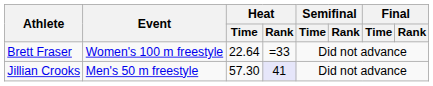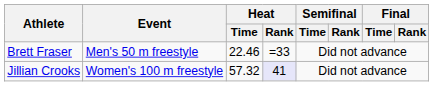(154, 52) Women's 100 m freestyle -> (142, 52) Men's 50 m freestyle
(244, 52) 22.64 -> (244, 52) 22.46
(142, 71) Men's 50 m freestyle -> (154, 71) Women's 100 m freestyle
(244, 71) 57.30 -> (244, 71) 57.32
